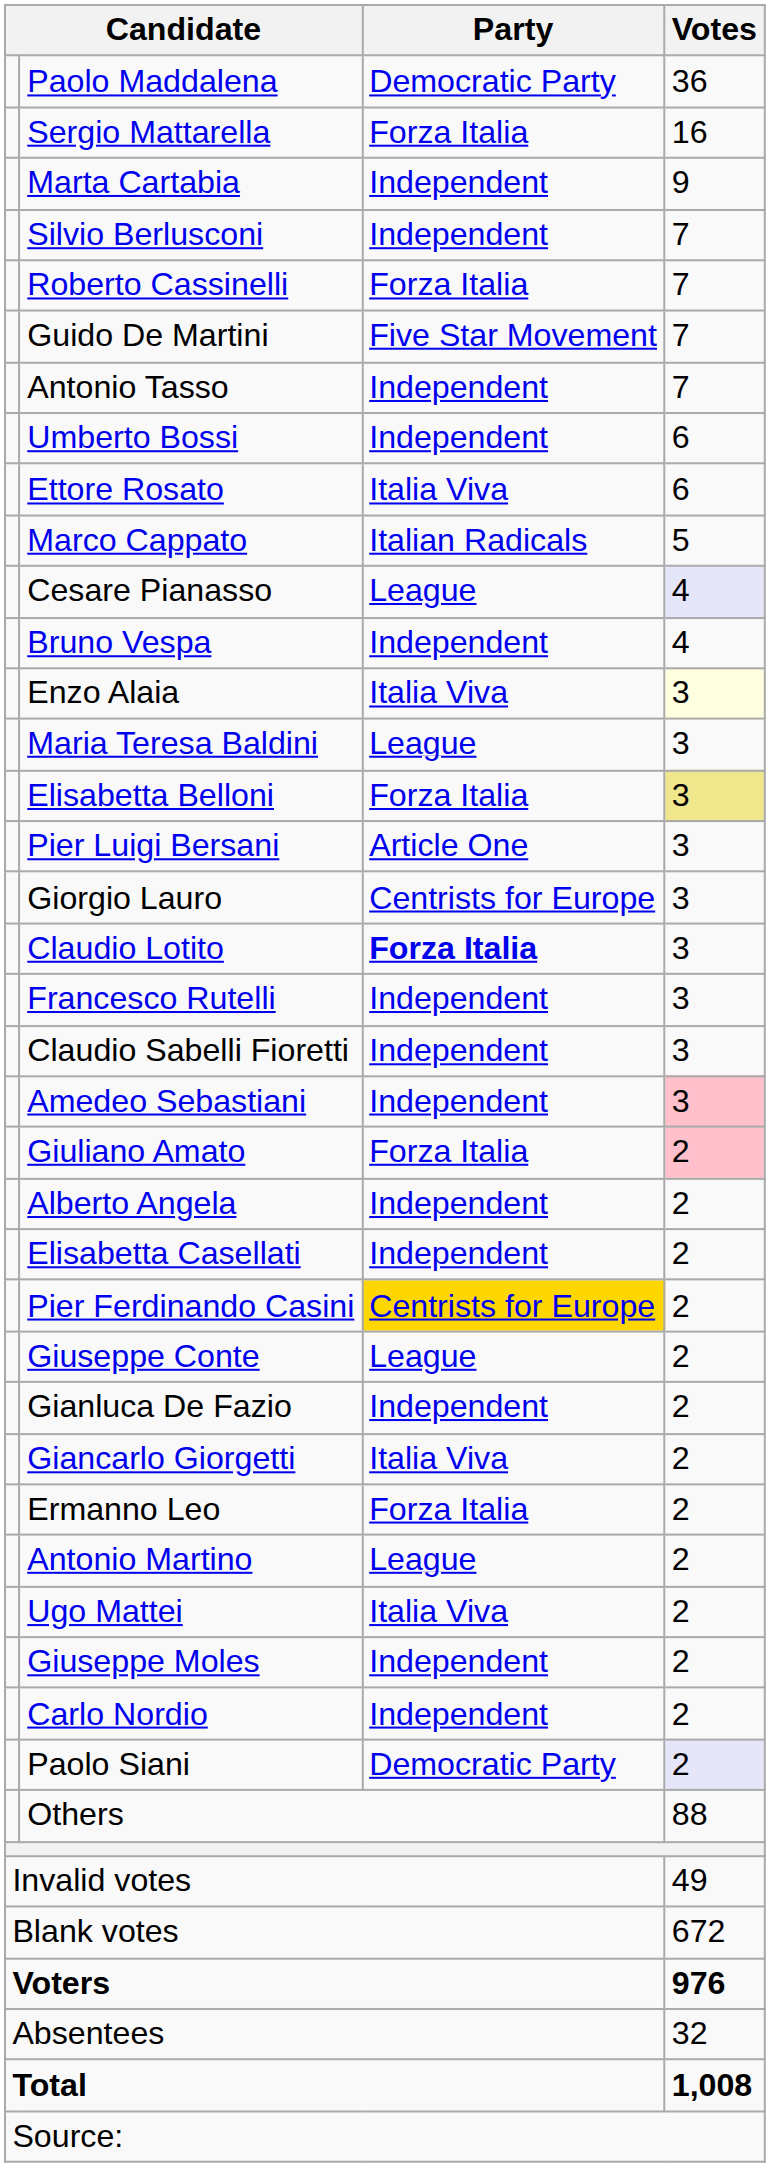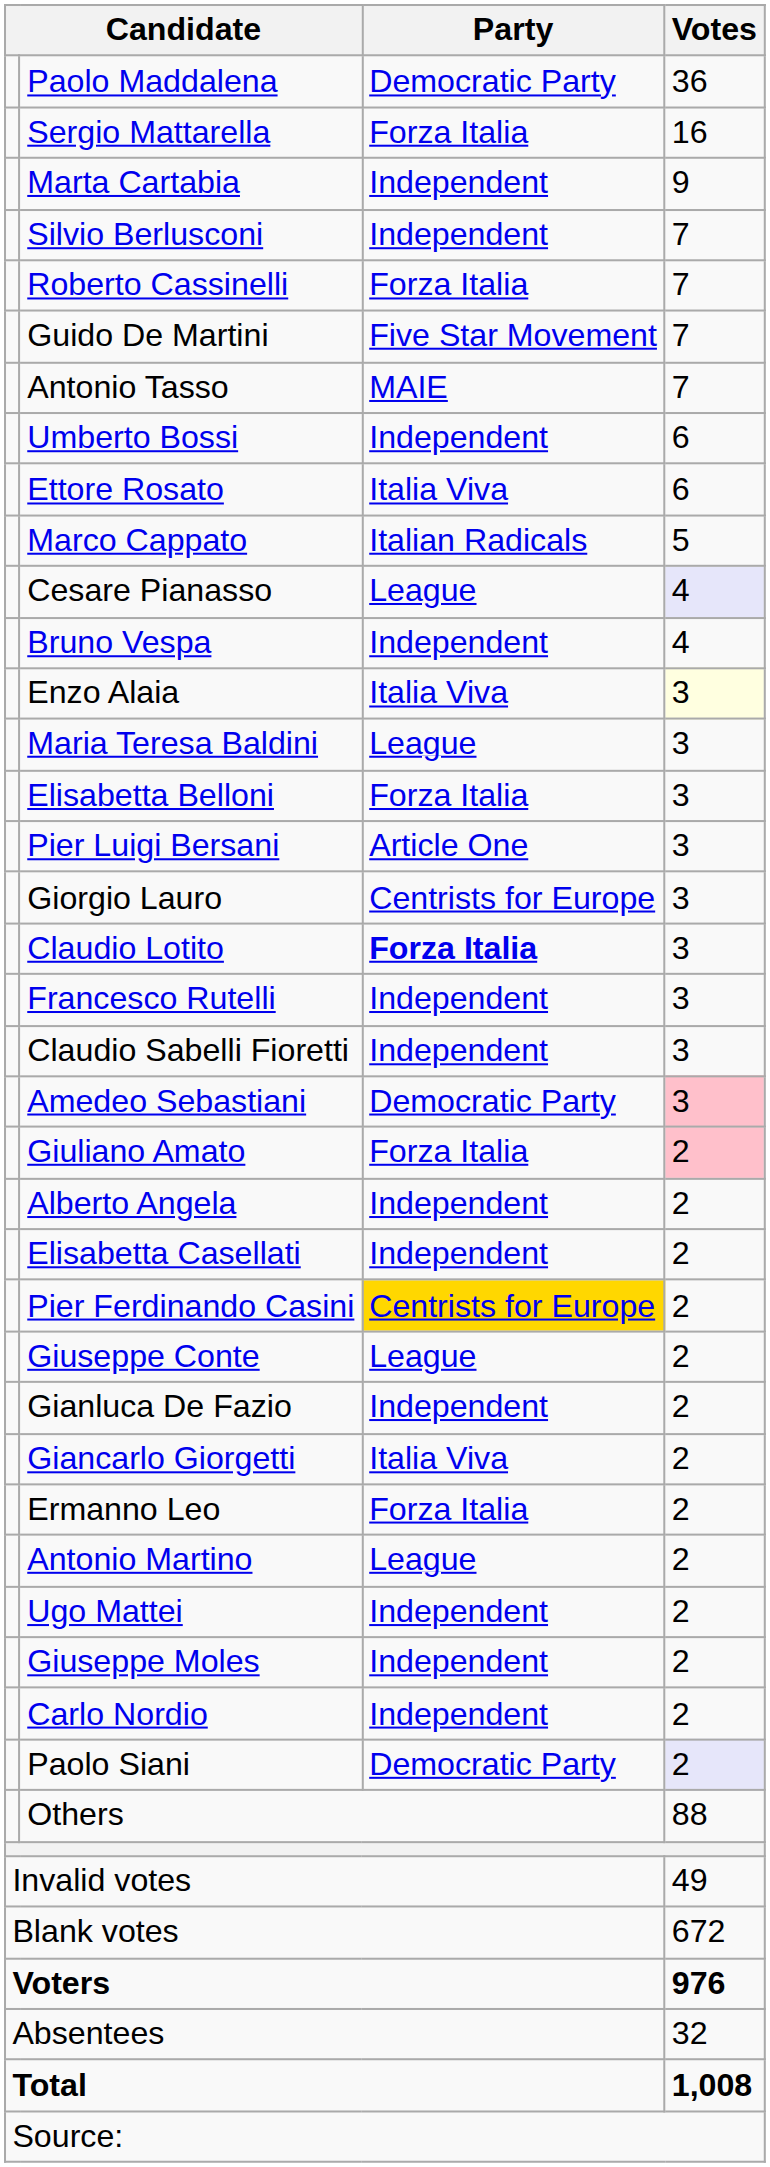(459, 387) Independent -> (409, 387) MAIE
(681, 795) khaki background -> (681, 795) no background
(459, 1101) Independent -> (493, 1101) Democratic Party
(439, 1611) Italia Viva -> (459, 1611) Independent
